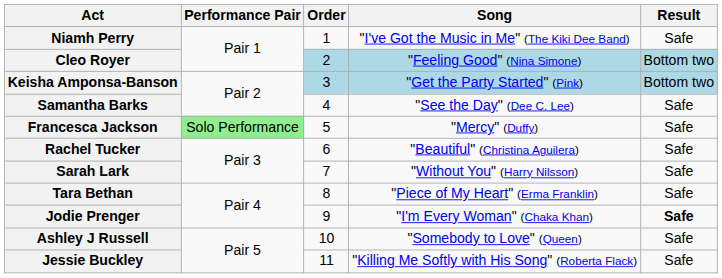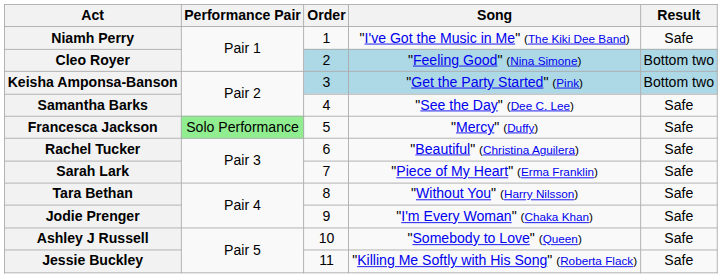(495, 171) "Without You" (Harry Nilsson) -> (495, 171) "Piece of My Heart" (Erma Franklin)
(495, 194) "Piece of My Heart" (Erma Franklin) -> (495, 194) "Without You" (Harry Nilsson)
(679, 216) bold -> (679, 216) normal
